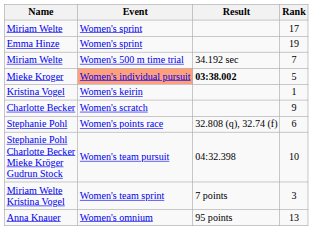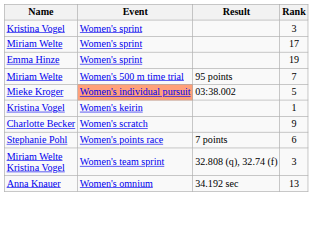+ row: (36, 28)
(217, 60) 34.192 sec -> (214, 76) 95 points
(216, 76) bold -> (216, 92) normal
(236, 124) 32.808 (q), 32.74 (f) -> (211, 140) 7 points
- row: (41, 157)
(211, 196) 7 points -> (236, 162) 32.808 (q), 32.74 (f)
(214, 217) 95 points -> (217, 183) 34.192 sec
